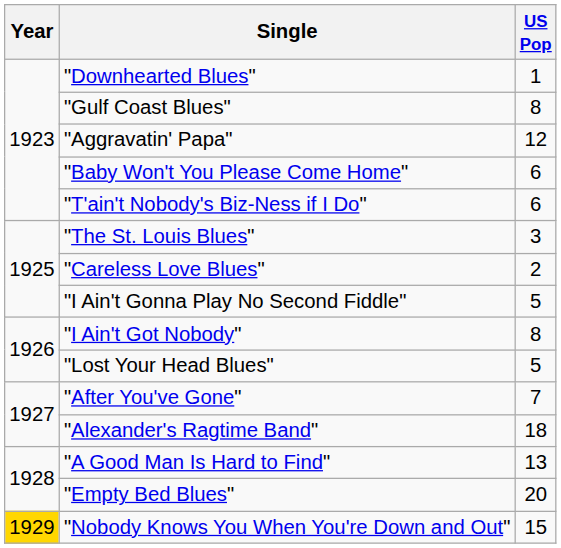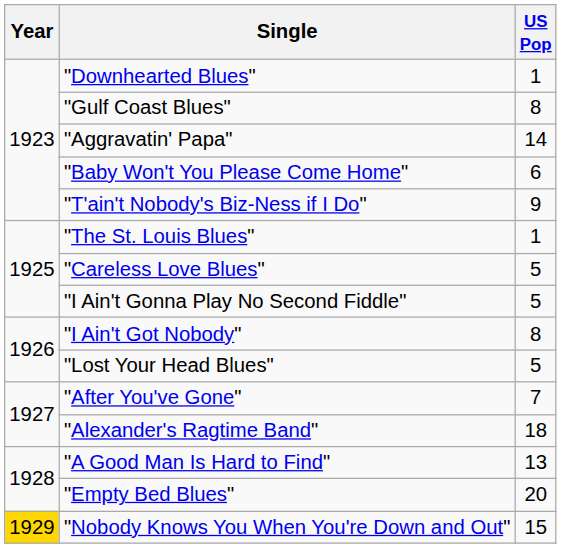(536, 140) 12 -> (536, 140) 14
(536, 204) 6 -> (536, 204) 9
(536, 236) 3 -> (536, 236) 1
(536, 269) 2 -> (536, 269) 5
